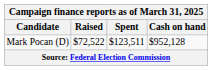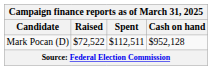(127, 42) $123,511 -> (127, 42) $112,511
